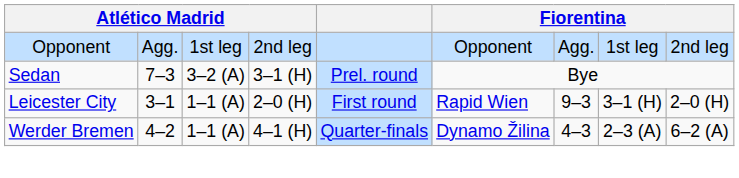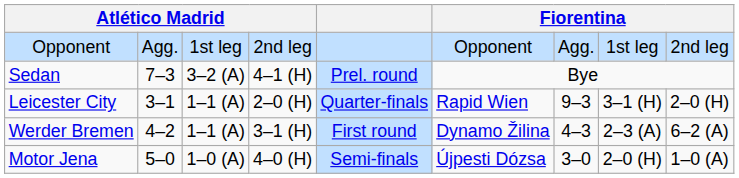(283, 74) 3–1 (H) -> (283, 74) 4–1 (H)
(374, 103) First round -> (374, 103) Quarter-finals
(283, 131) 4–1 (H) -> (283, 131) 3–1 (H)
(374, 131) Quarter-finals -> (374, 131) First round
+ row: (53, 159)
